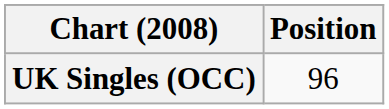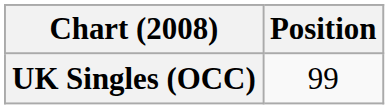(323, 77) 96 -> (323, 77) 99
